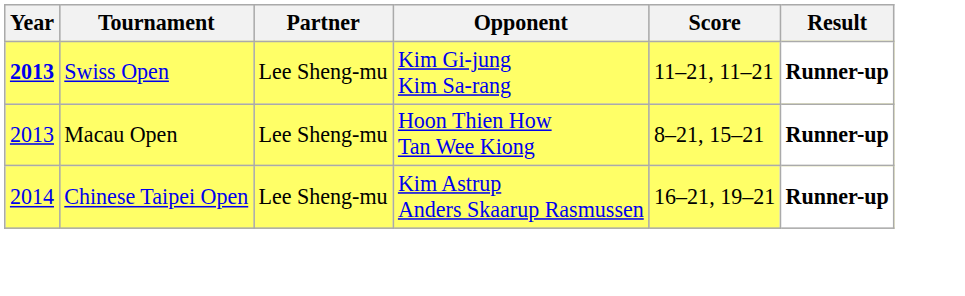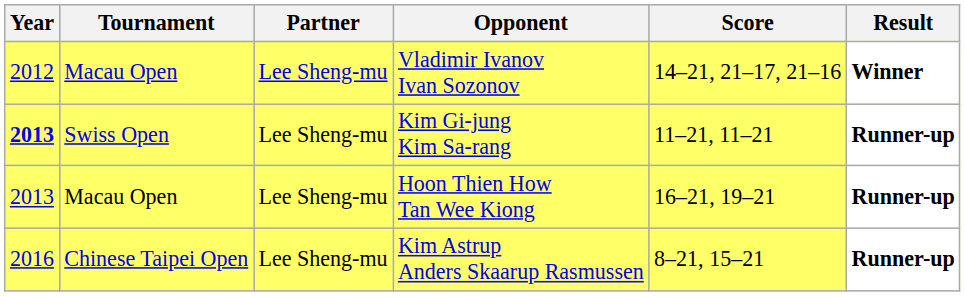+ row: (471, 72)
(709, 134) 8–21, 15–21 -> (715, 197) 16–21, 19–21
(32, 197) 2014 -> (32, 259) 2016
(715, 197) 16–21, 19–21 -> (709, 259) 8–21, 15–21
